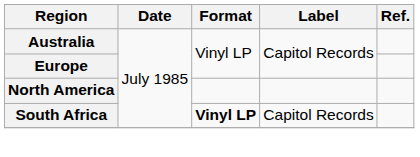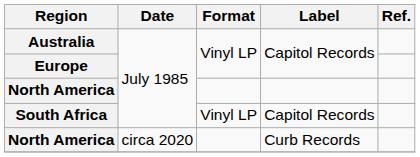(226, 115) bold -> (229, 115) normal
+ row: (61, 139)
